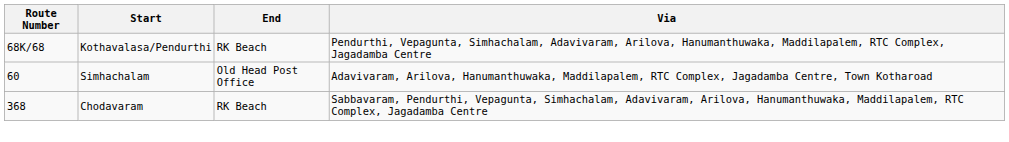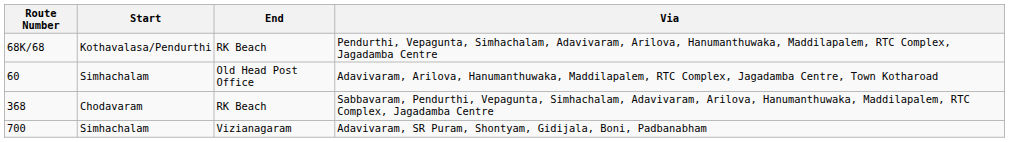+ row: (522, 129)
